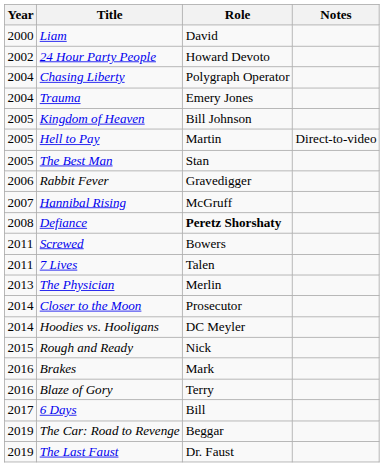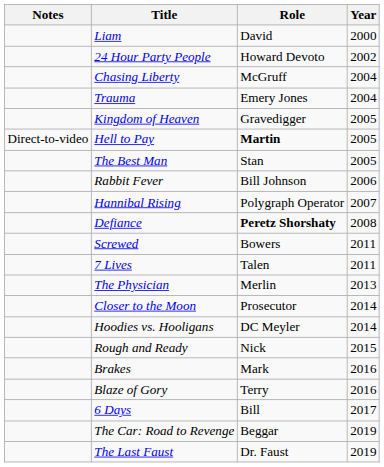columns swapped: (21, 14) <-> (336, 14)
(238, 77) Polygraph Operator -> (264, 77) McGruff
(219, 118) Bill Johnson -> (273, 118) Gravedigger
(204, 139) normal -> (260, 139) bold
(218, 181) Gravedigger -> (273, 181) Bill Johnson
(209, 202) McGruff -> (292, 202) Polygraph Operator
